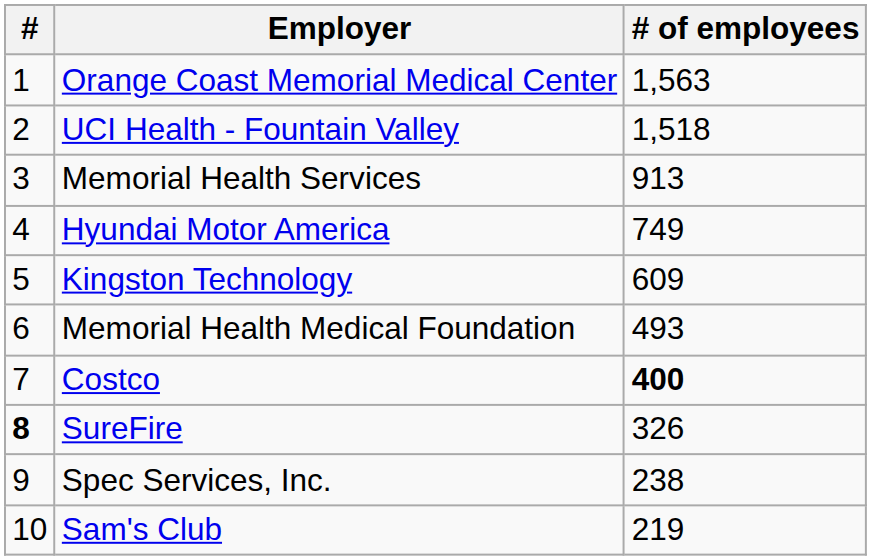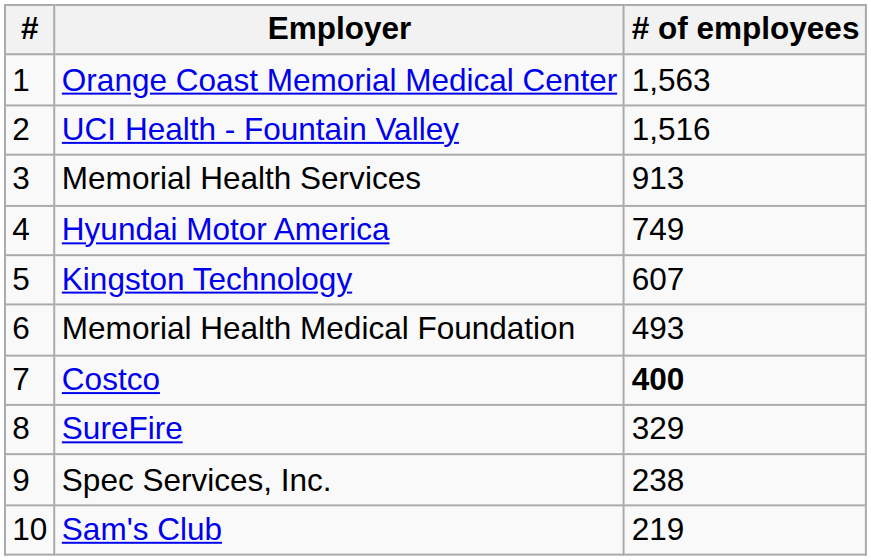(671, 129) 1,518 -> (671, 129) 1,516
(658, 279) 609 -> (658, 279) 607
(21, 429) bold -> (21, 429) normal
(658, 429) 326 -> (658, 429) 329
